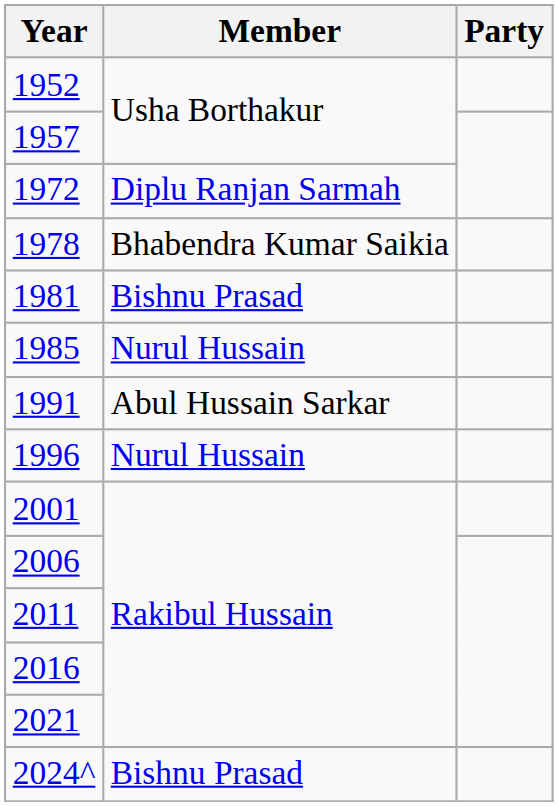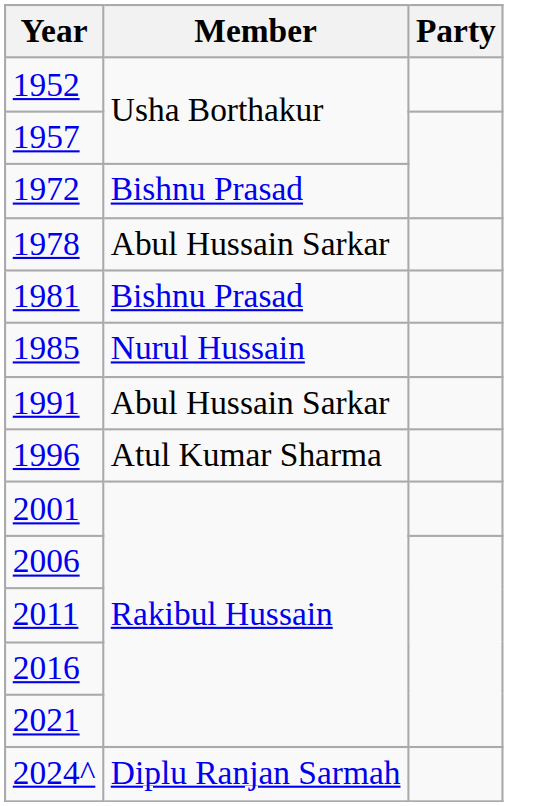(256, 190) Diplu Ranjan Sarmah -> (207, 190) Bishnu Prasad
(280, 243) Bhabendra Kumar Saikia -> (250, 243) Abul Hussain Sarkar
(208, 455) Nurul Hussain -> (246, 455) Atul Kumar Sharma
(207, 773) Bishnu Prasad -> (256, 773) Diplu Ranjan Sarmah
